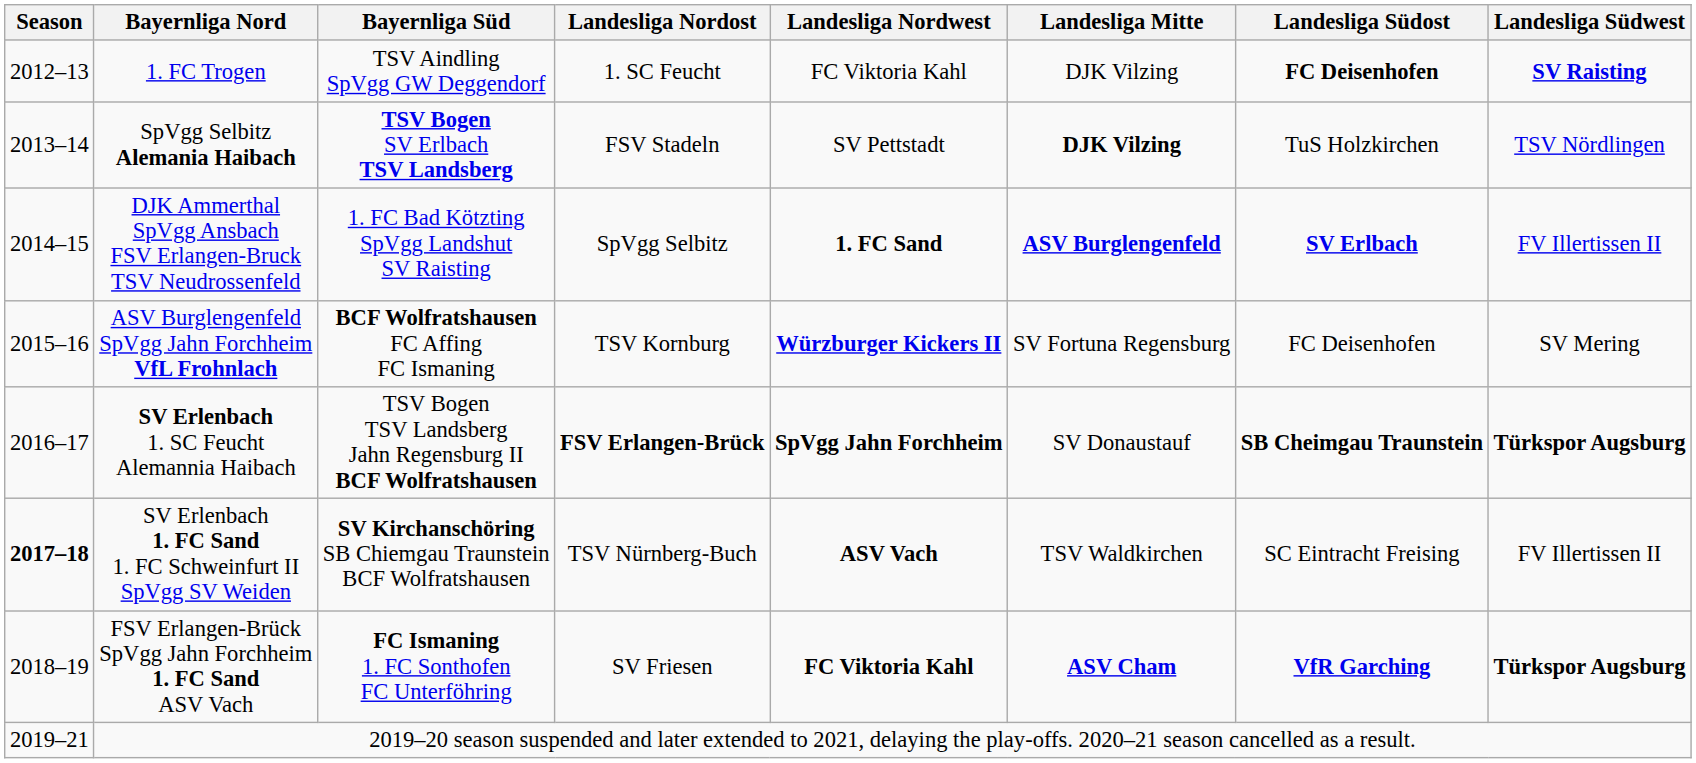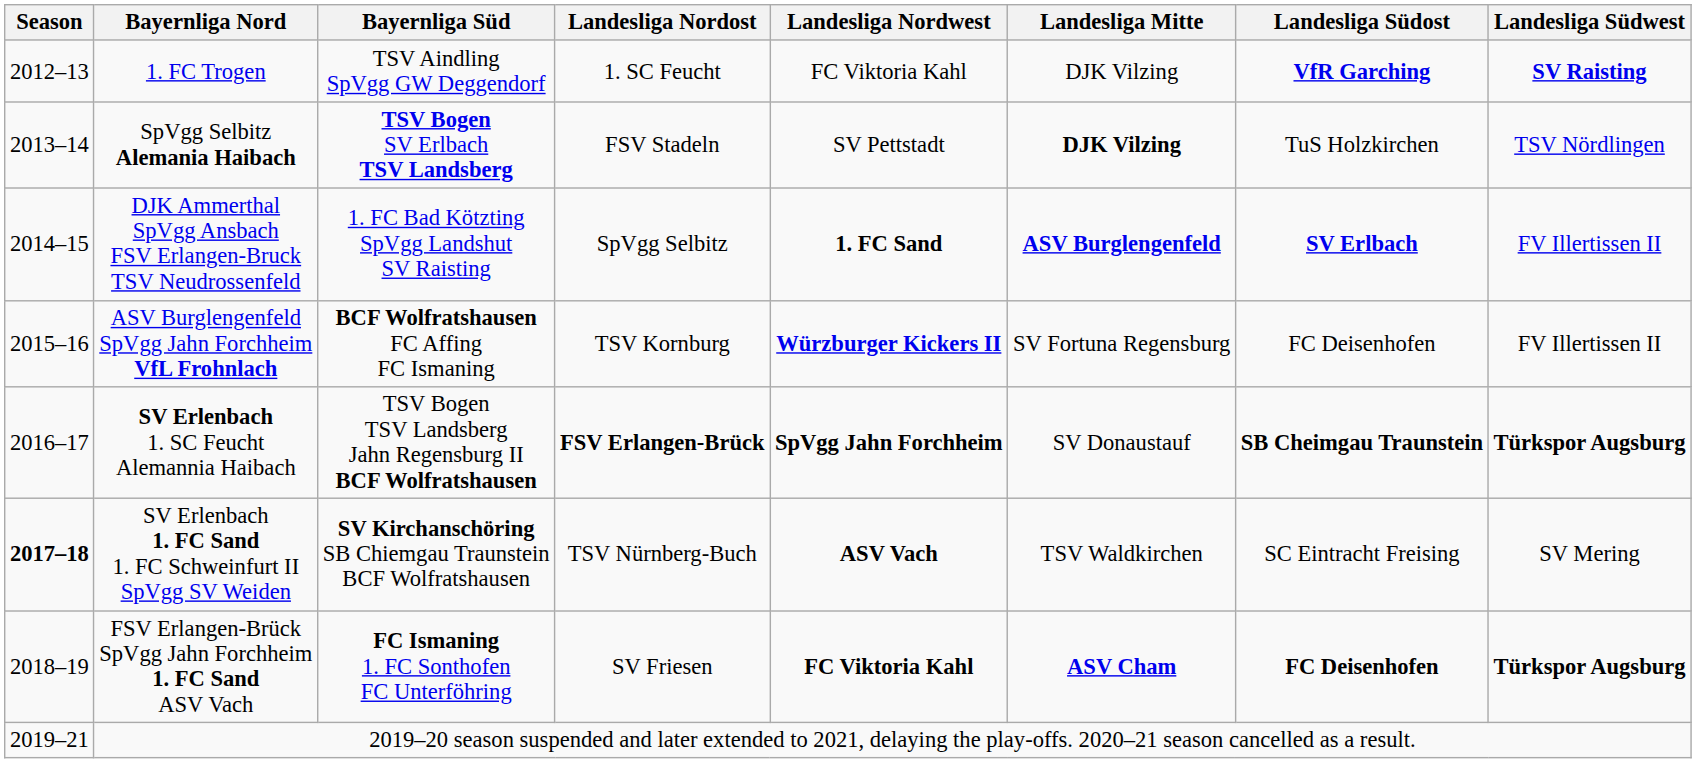(1362, 70) FC Deisenhofen -> (1362, 70) VfR Garching
(1590, 343) SV Mering -> (1590, 343) FV Illertissen II
(1590, 554) FV Illertissen II -> (1590, 554) SV Mering
(1362, 666) VfR Garching -> (1362, 666) FC Deisenhofen
